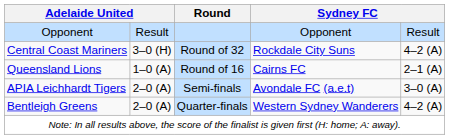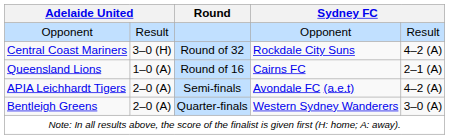(423, 87) 3–0 (A) -> (423, 87) 4–2 (A)
(423, 106) 4–2 (A) -> (423, 106) 3–0 (A)
